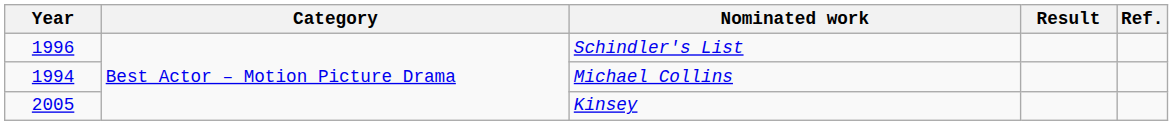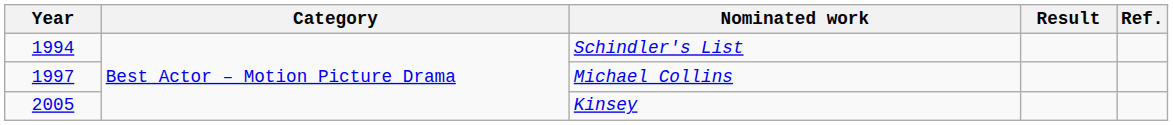(53, 48) 1996 -> (53, 48) 1994
(53, 77) 1994 -> (53, 77) 1997
